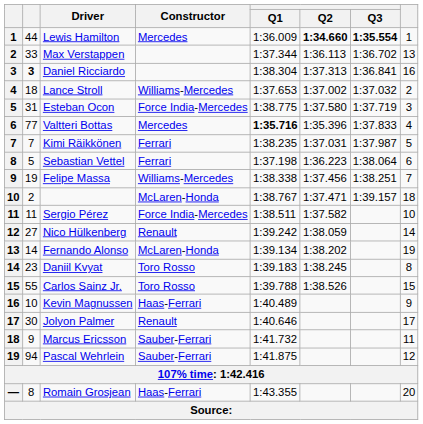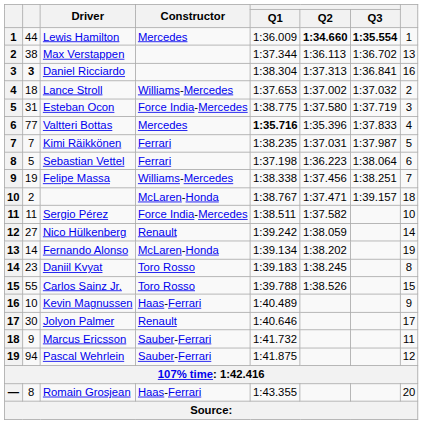(31, 54) 33 -> (31, 54) 38
